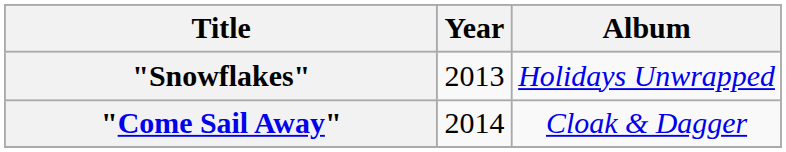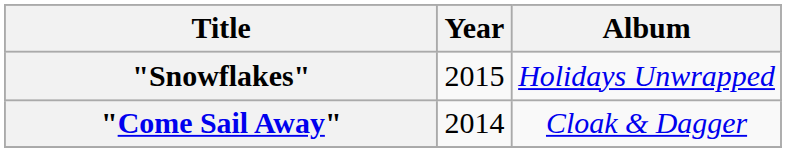(474, 75) 2013 -> (474, 75) 2015
